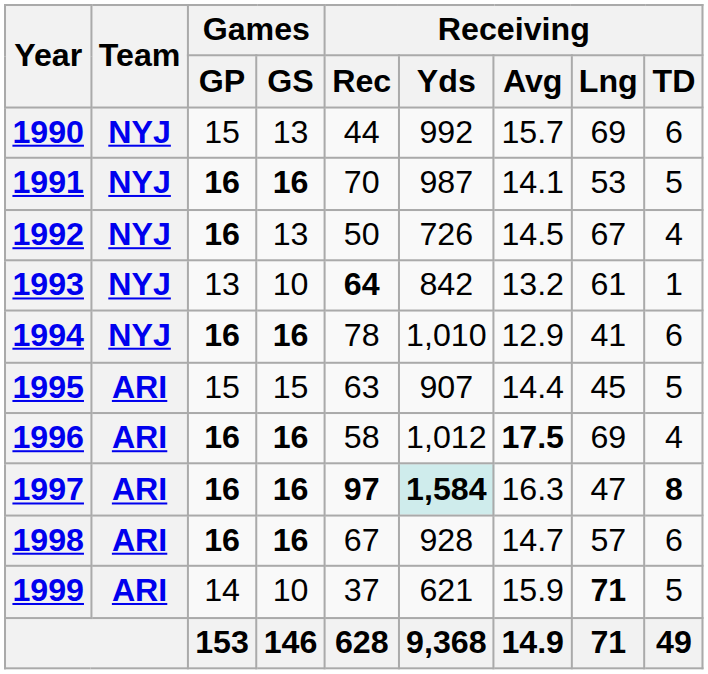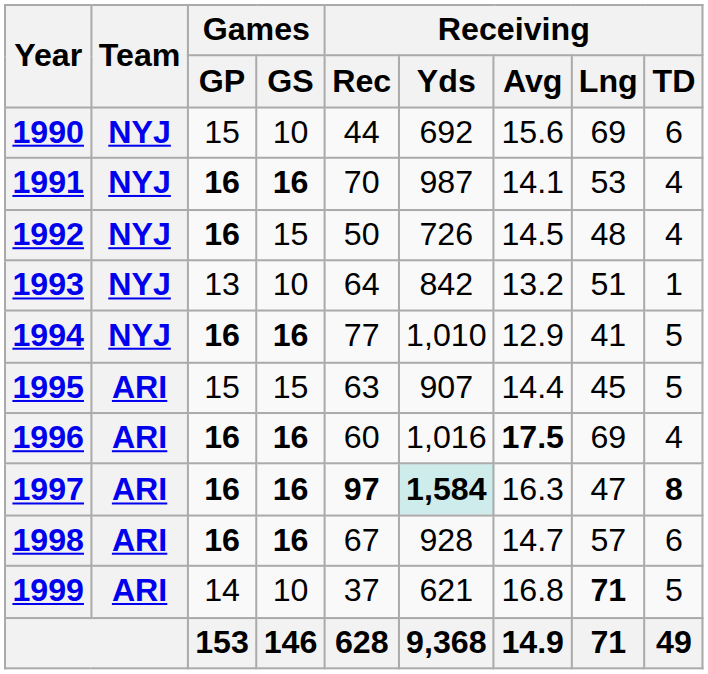(291, 132) 13 -> (291, 132) 10
(446, 132) 992 -> (446, 132) 692
(533, 132) 15.7 -> (533, 132) 15.6
(674, 183) 5 -> (674, 183) 4
(291, 234) 13 -> (291, 234) 15
(608, 234) 67 -> (608, 234) 48
(362, 285) bold -> (362, 285) normal
(608, 285) 61 -> (608, 285) 51
(362, 336) 78 -> (362, 336) 77
(674, 336) 6 -> (674, 336) 5
(362, 438) 58 -> (362, 438) 60
(446, 438) 1,012 -> (446, 438) 1,016
(533, 591) 15.9 -> (533, 591) 16.8
